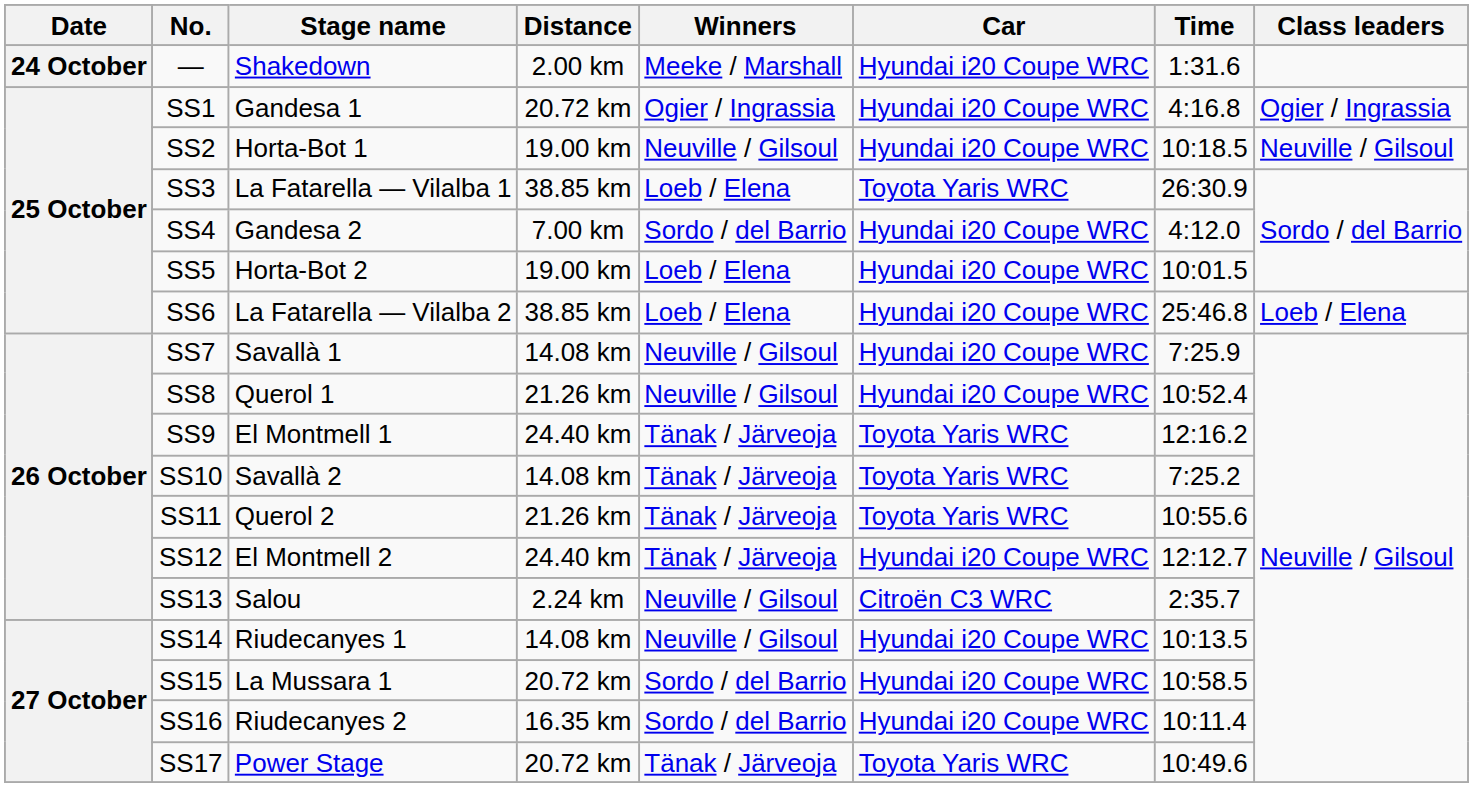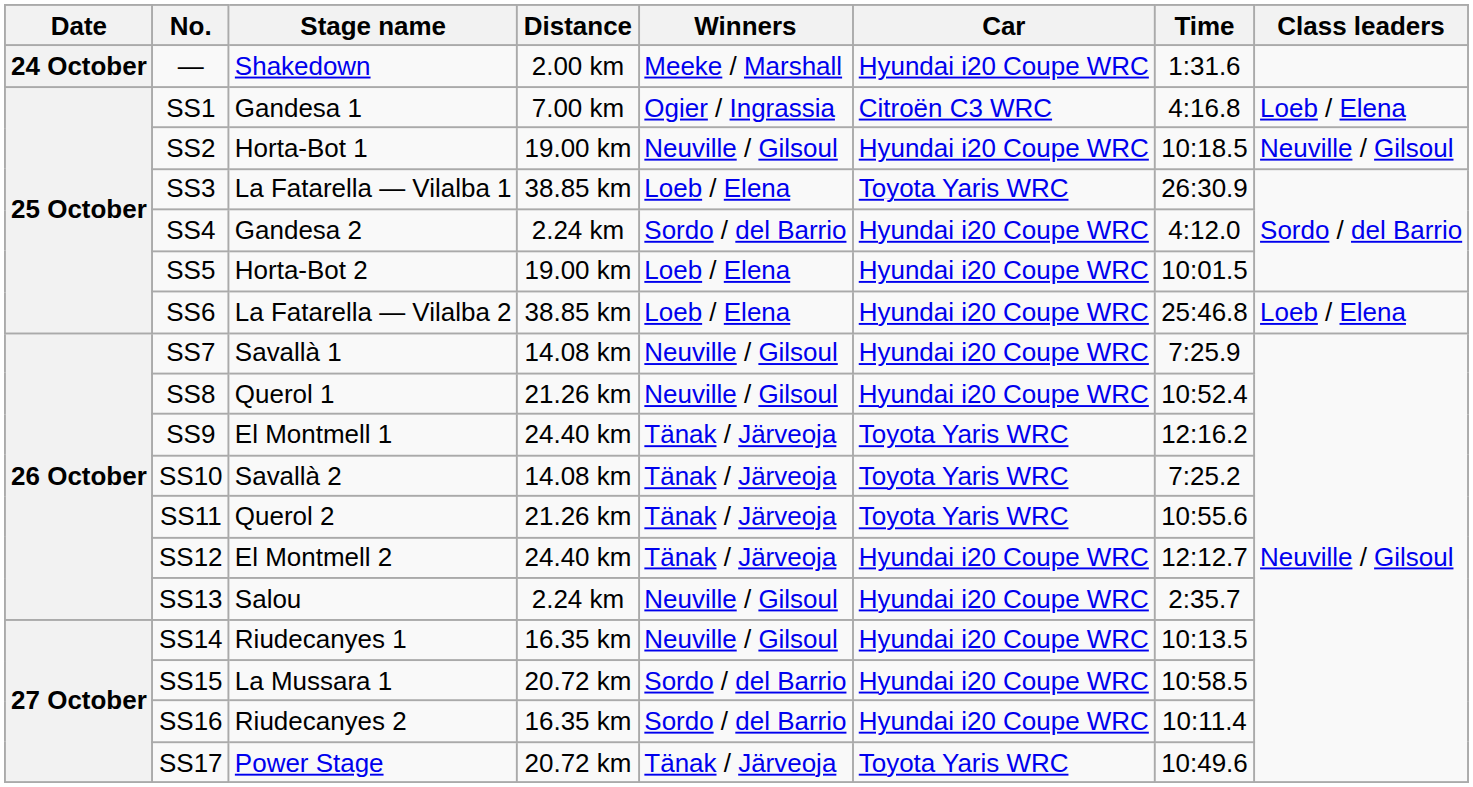(578, 107) 20.72 km -> (578, 107) 7.00 km
(1004, 107) Hyundai i20 Coupe WRC -> (955, 107) Citroën C3 WRC
(1355, 107) Ogier / Ingrassia -> (1333, 107) Loeb / Elena
(578, 230) 7.00 km -> (578, 230) 2.24 km
(955, 598) Citroën C3 WRC -> (1004, 598) Hyundai i20 Coupe WRC
(578, 639) 14.08 km -> (578, 639) 16.35 km
